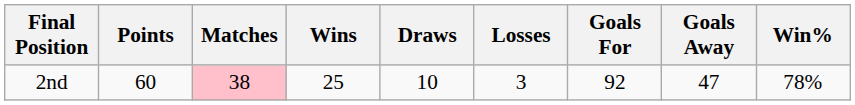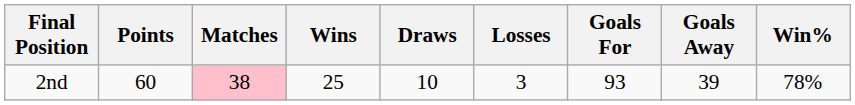(615, 82) 92 -> (615, 82) 93
(709, 82) 47 -> (709, 82) 39
